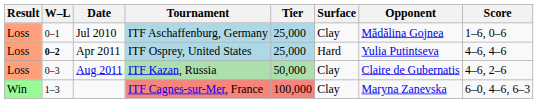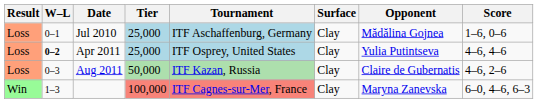columns swapped: (198, 13) <-> (293, 13)
(329, 51) Hard -> (329, 51) Clay
